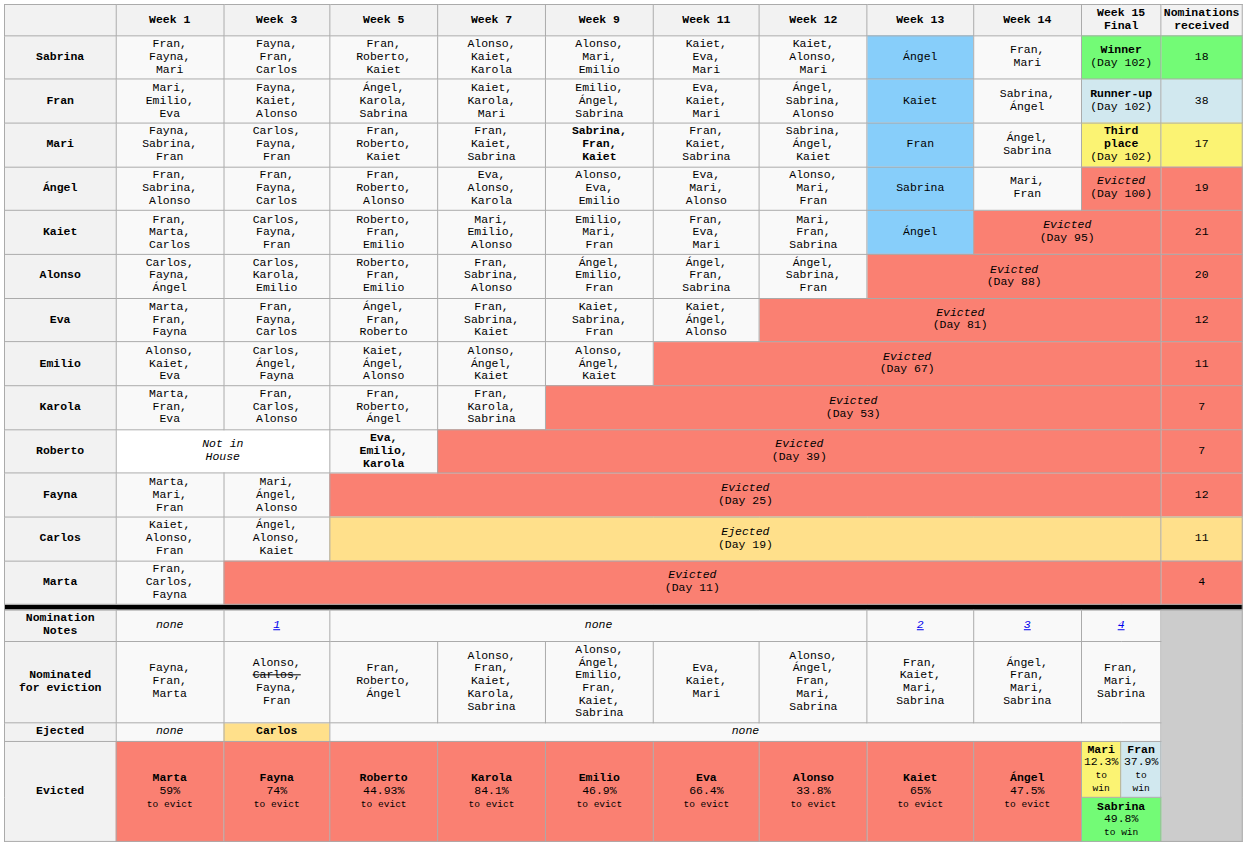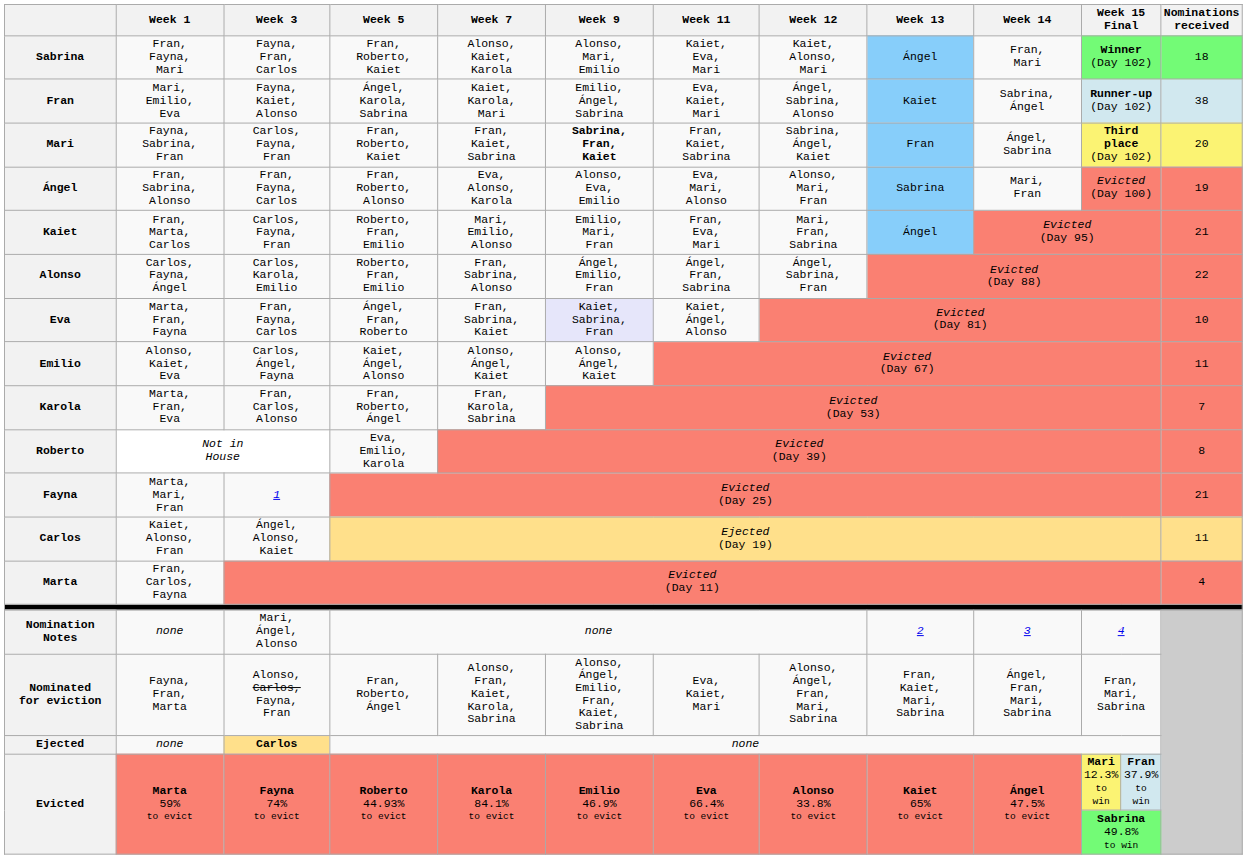(1202, 144) 17 -> (1202, 144) 20
(1202, 275) 20 -> (1202, 275) 22
(599, 319) no background -> (599, 319) lavender background
(1202, 319) 12 -> (1202, 319) 10
(384, 450) bold -> (384, 450) normal
(1202, 450) 7 -> (1202, 450) 8
(277, 494) Mari, Ángel, Alonso -> (277, 494) 1
(1202, 494) 12 -> (1202, 494) 21
(277, 625) 1 -> (277, 631) Mari, Ángel, Alonso
